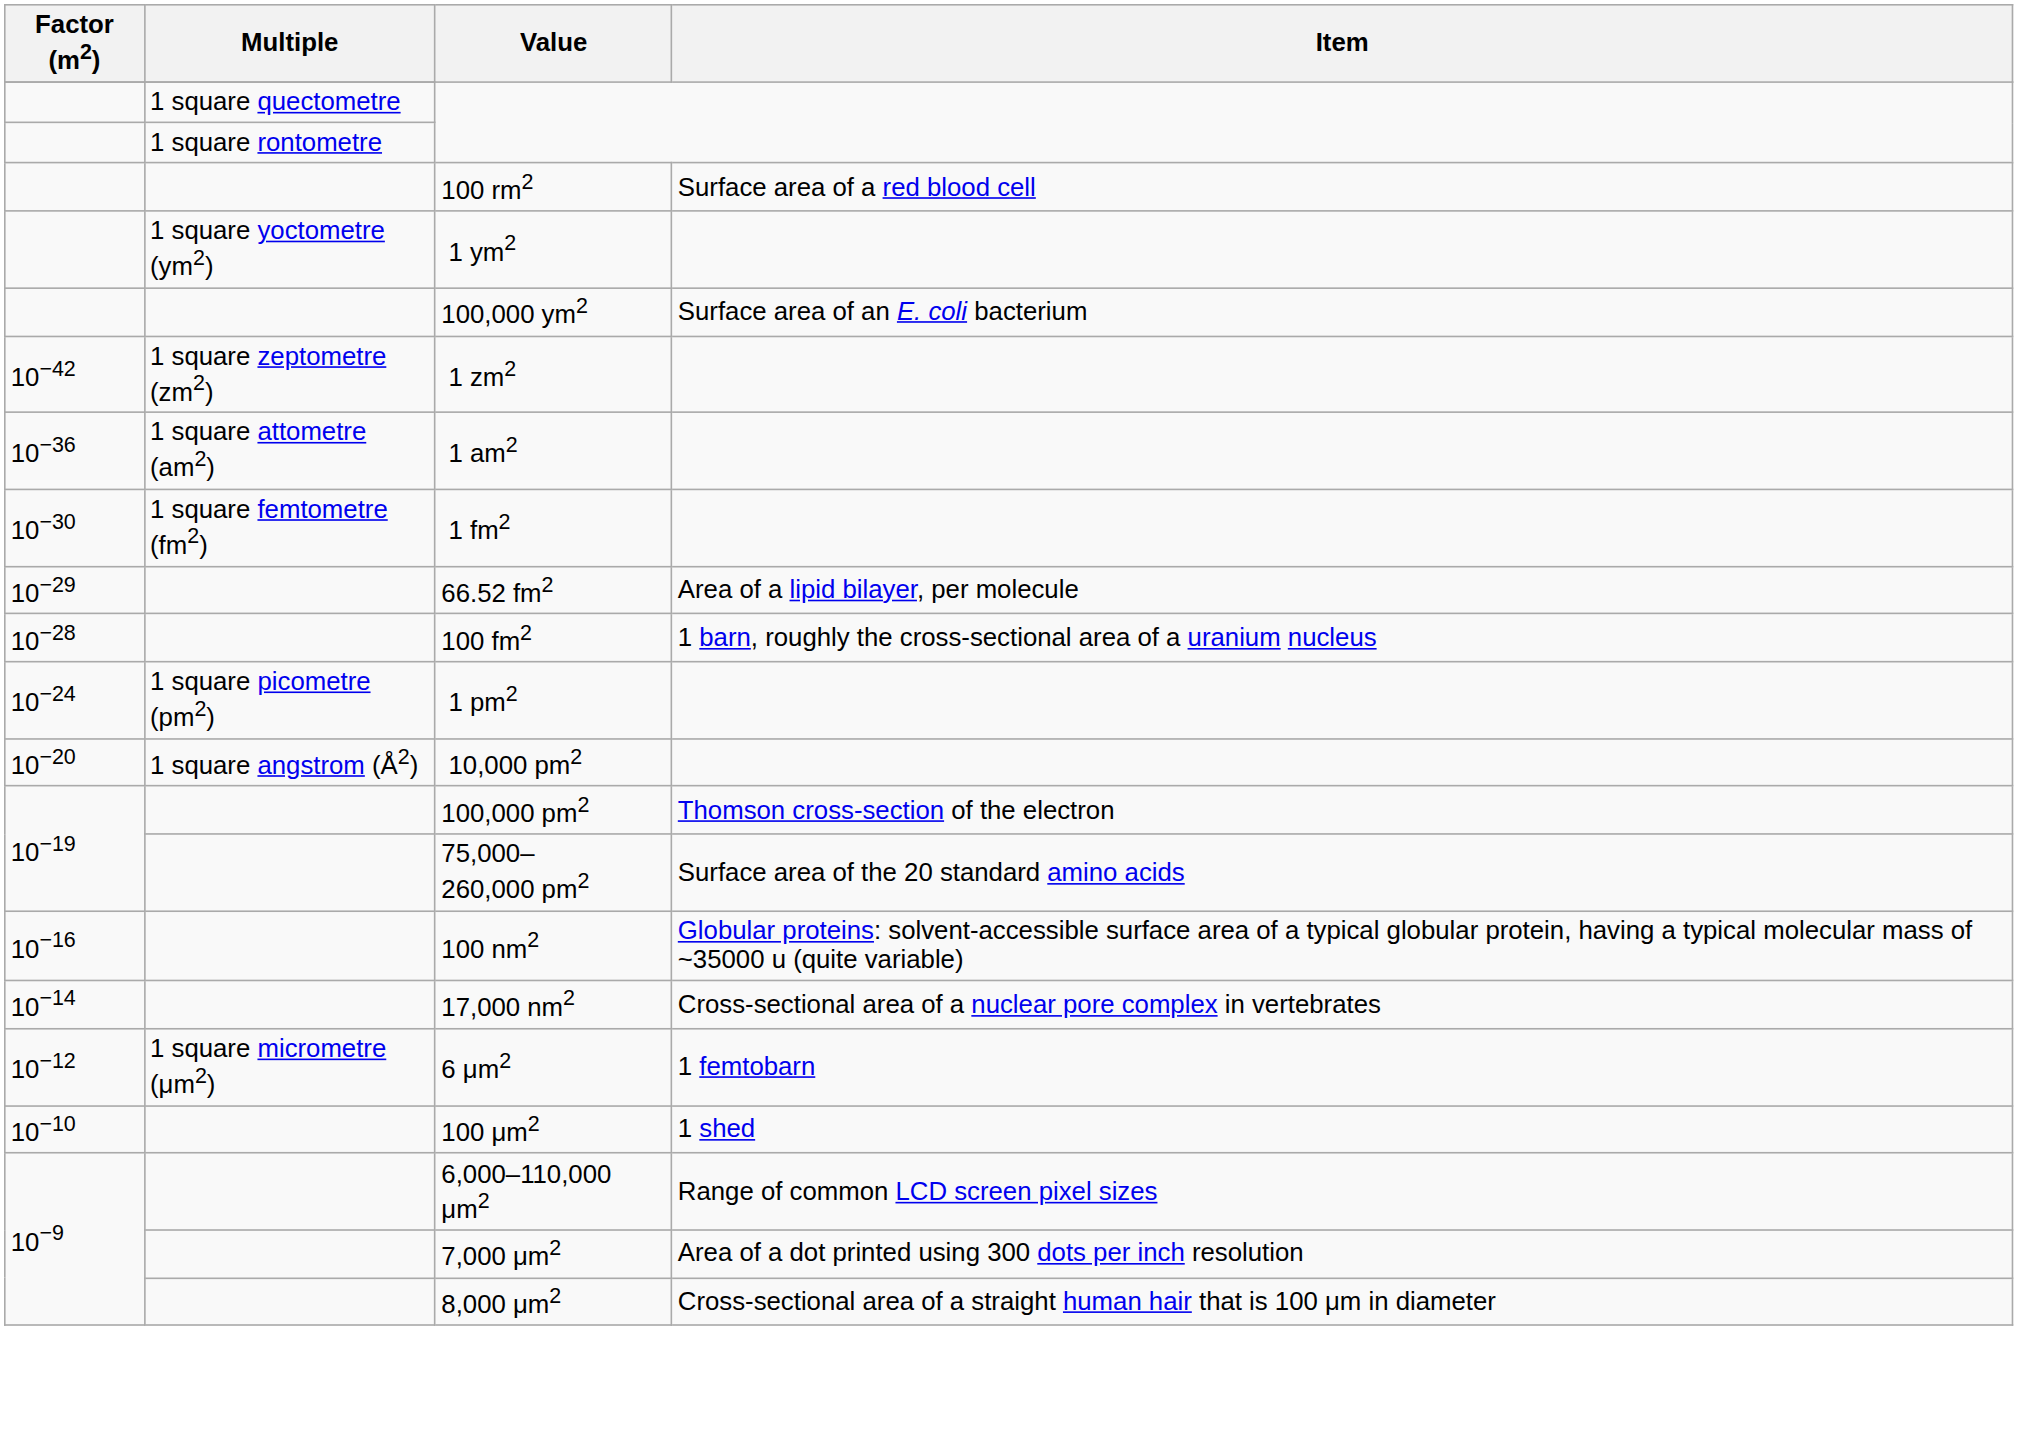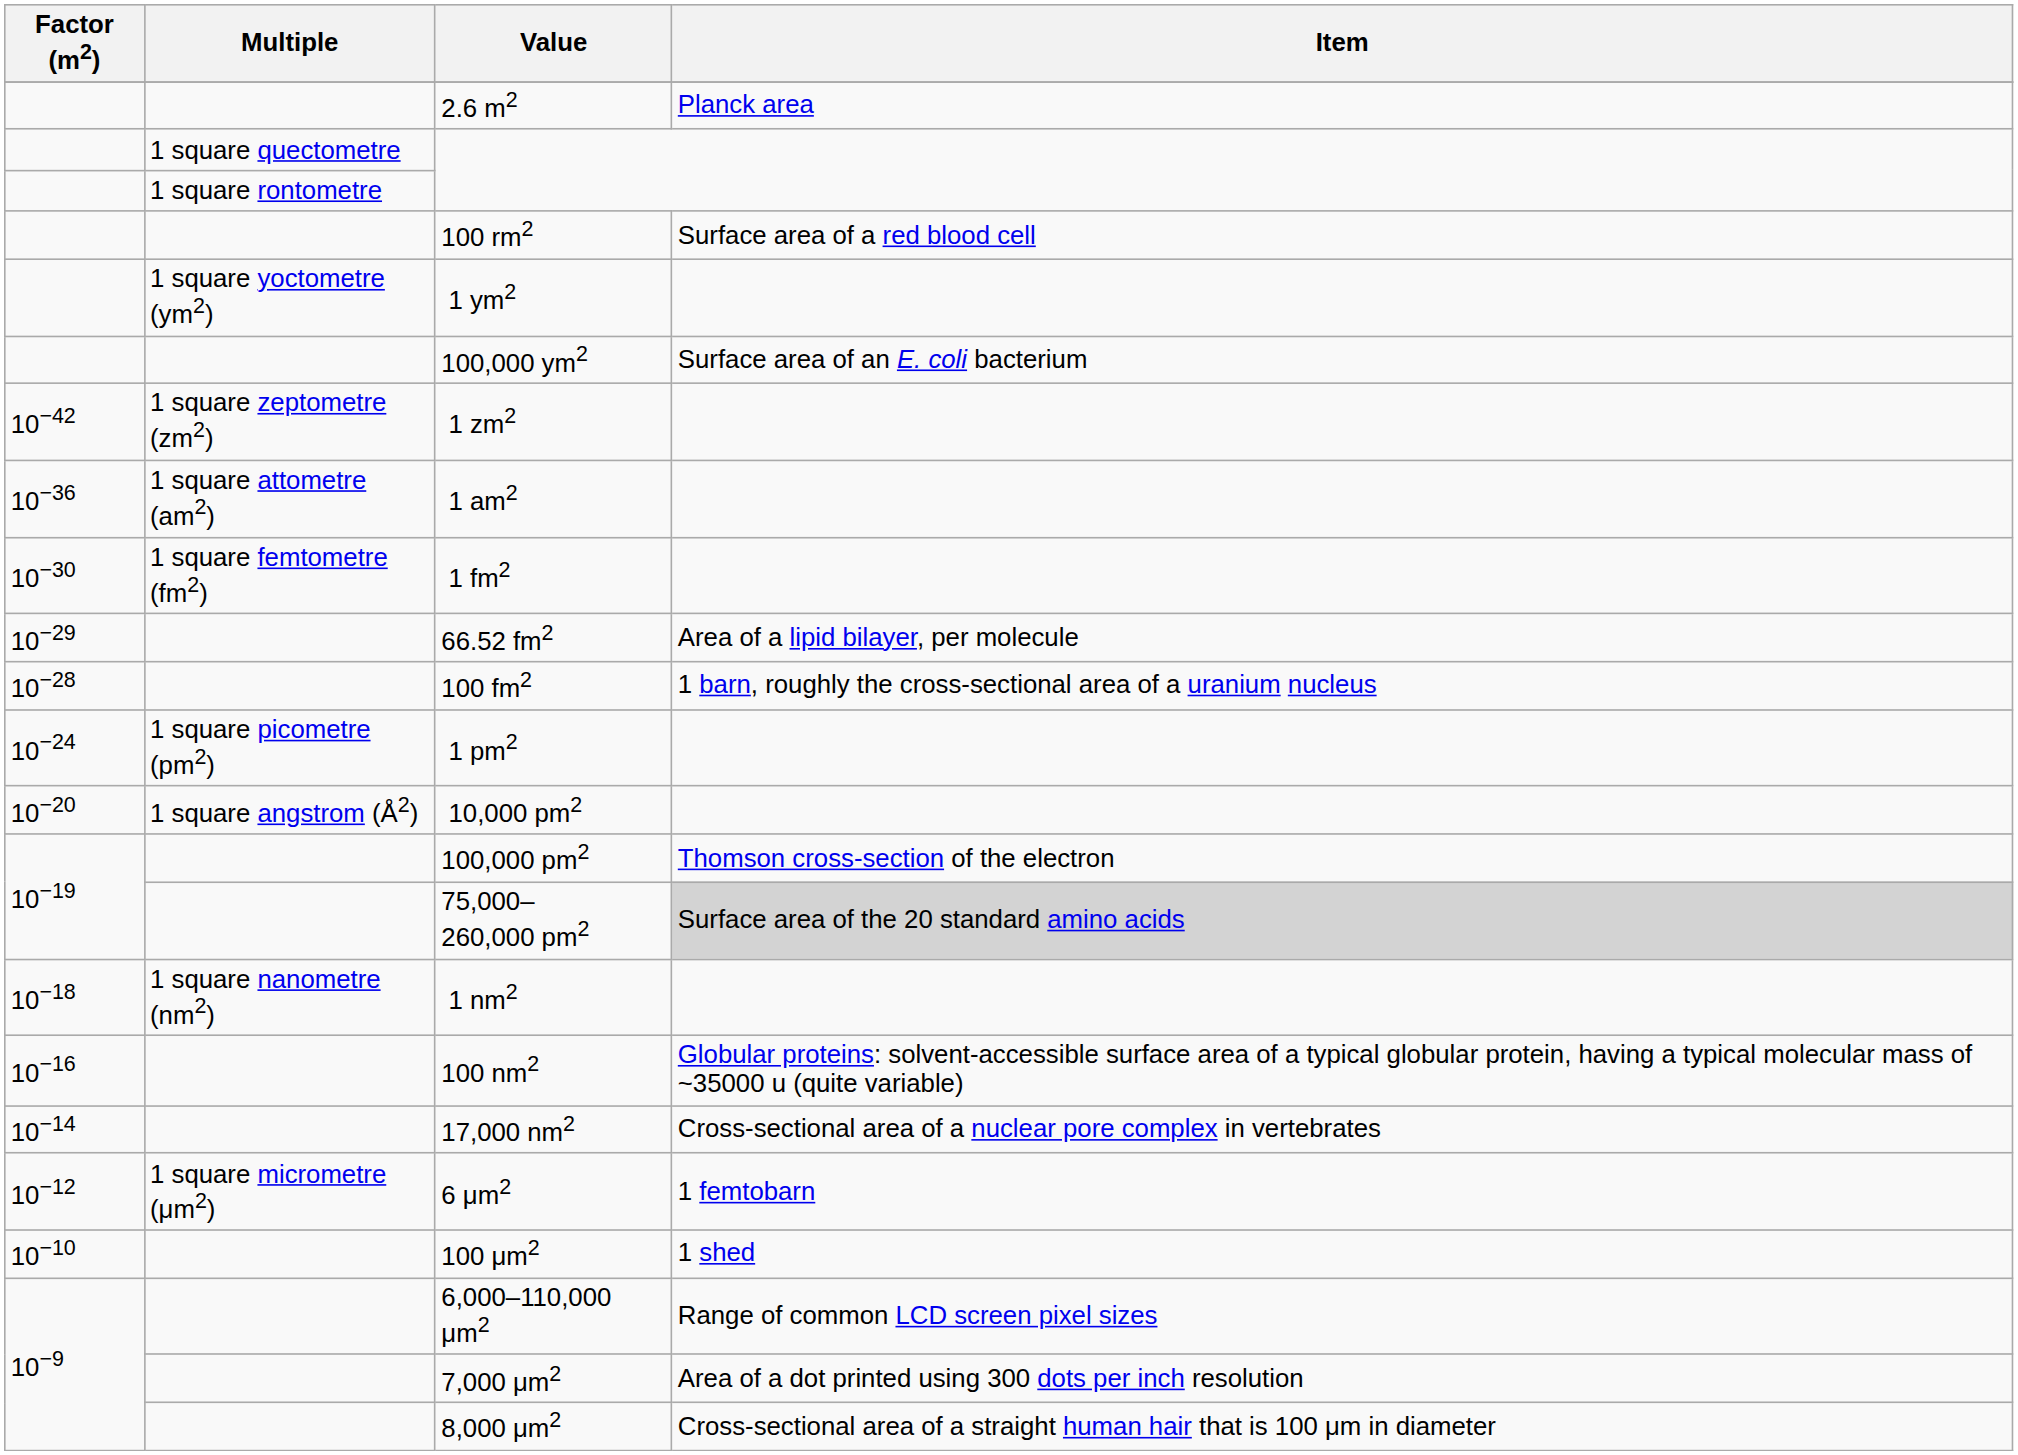+ row: (290, 106)
(931, 872) no background -> (931, 920) lightgrey background
+ row: (265, 996)
